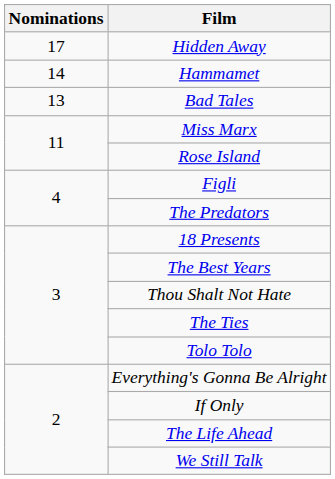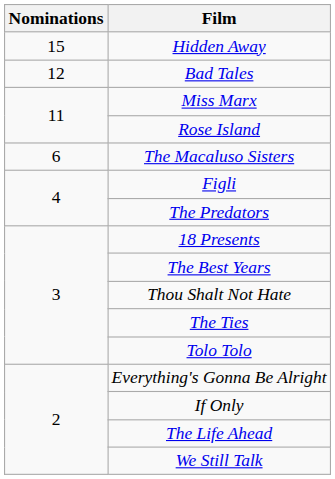(56, 45) 17 -> (56, 45) 15
- row: (219, 73)
(56, 101) 13 -> (56, 73) 12
+ row: (219, 156)
